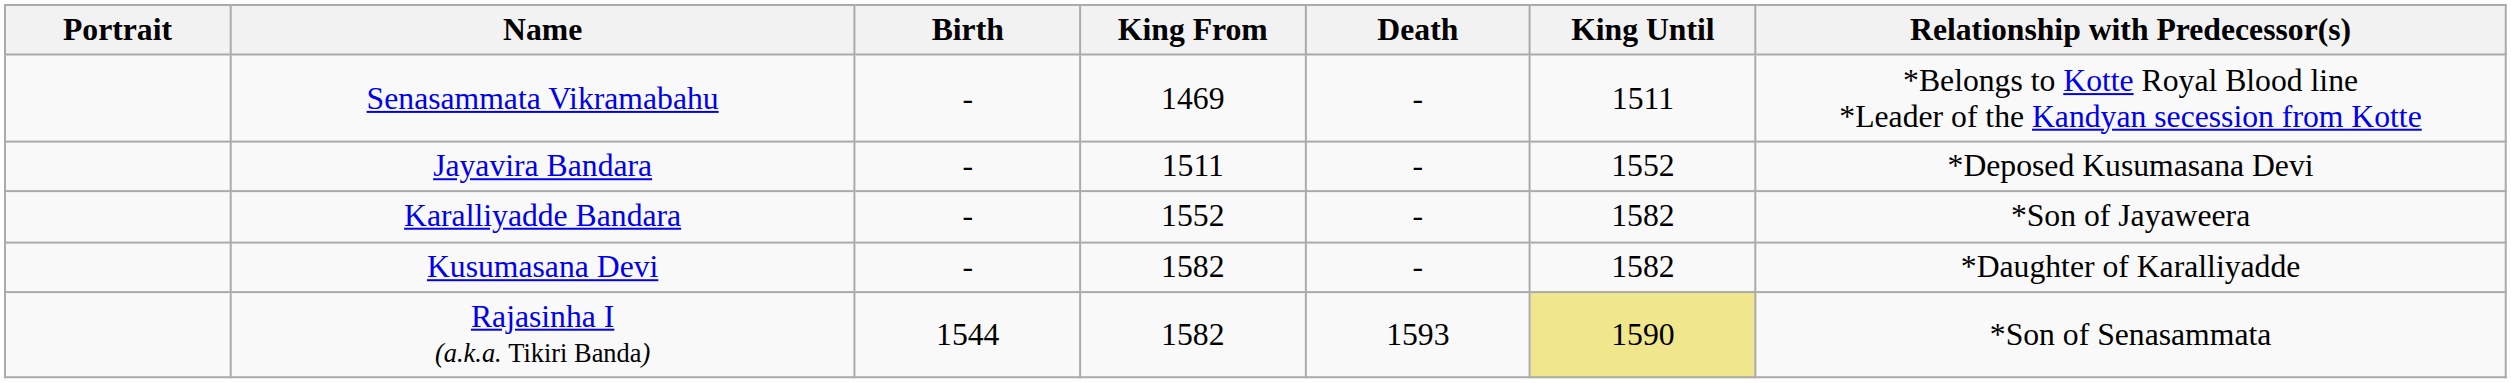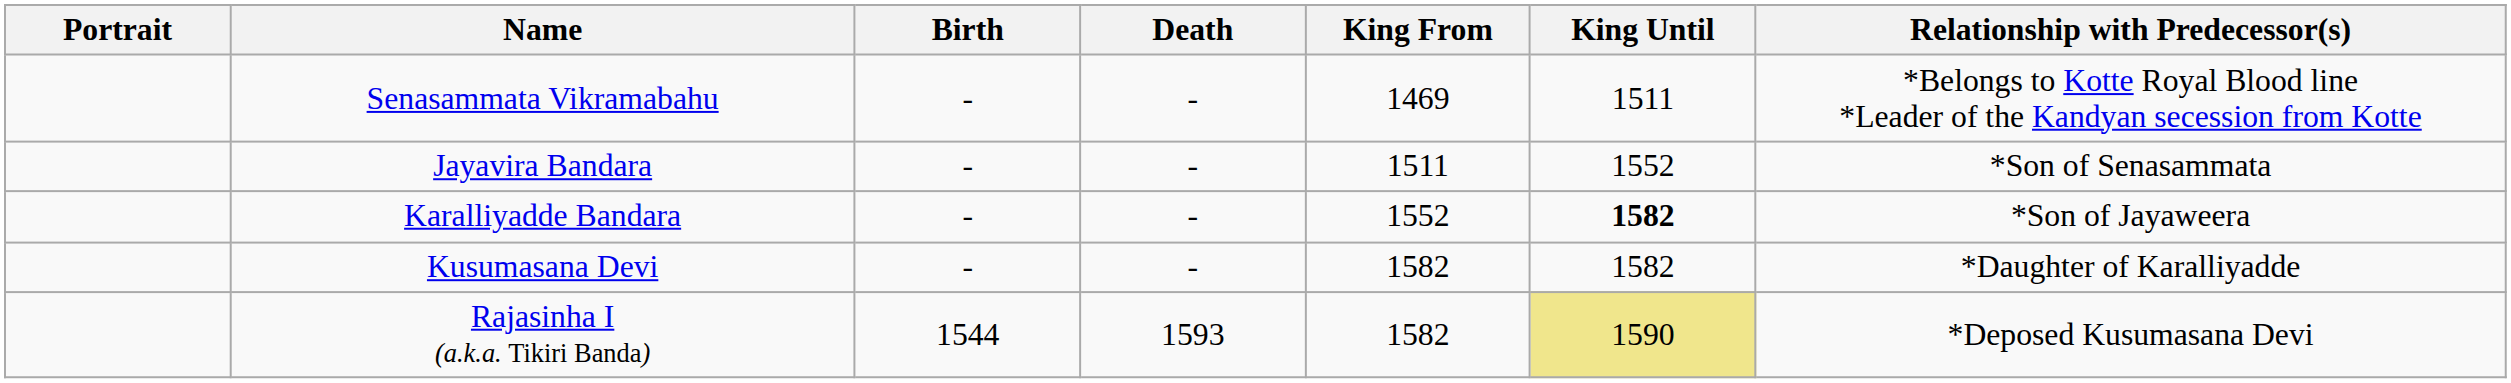columns swapped: (1418, 29) <-> (1193, 29)
(2131, 165) *Deposed Kusumasana Devi -> (2131, 165) *Son of Senasammata
(1643, 215) normal -> (1643, 215) bold
(2131, 334) *Son of Senasammata -> (2131, 334) *Deposed Kusumasana Devi
